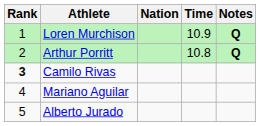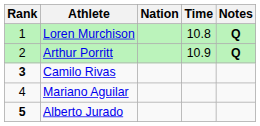(199, 33) 10.9 -> (199, 33) 10.8
(199, 53) 10.8 -> (199, 53) 10.9
(22, 111) normal -> (22, 111) bold
